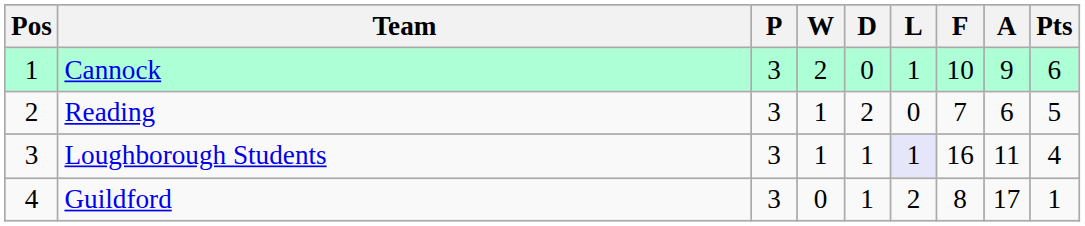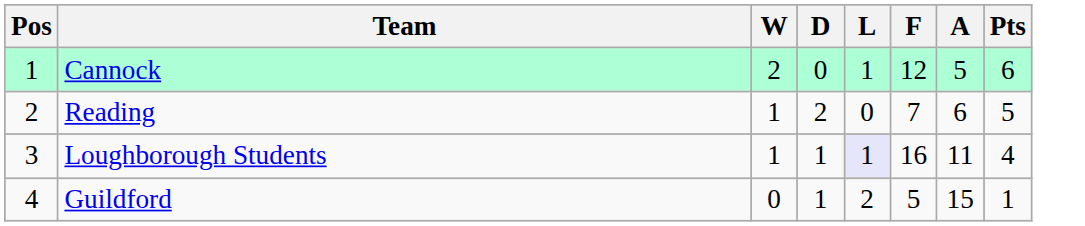- column: (774, 26)
(960, 69) 10 -> (914, 69) 12
(1007, 69) 9 -> (960, 69) 5
(960, 198) 8 -> (914, 198) 5
(1007, 198) 17 -> (960, 198) 15
